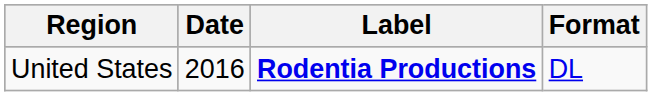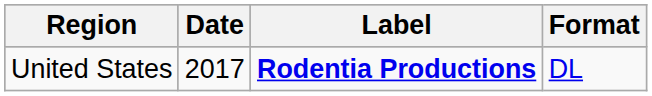(215, 68) 2016 -> (215, 68) 2017
